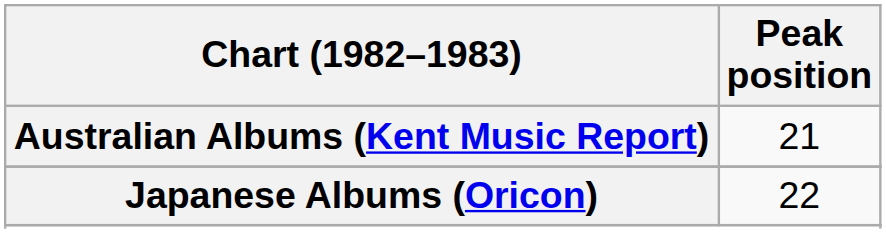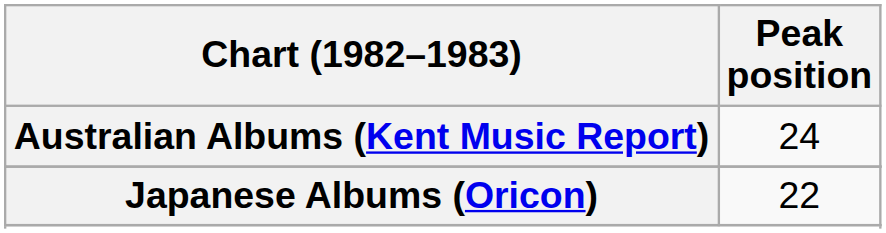(799, 135) 21 -> (799, 135) 24
